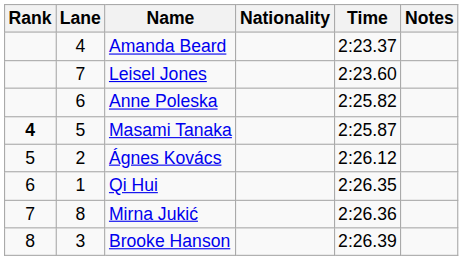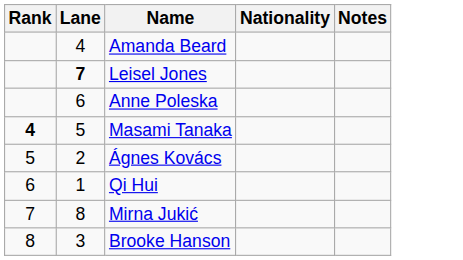- column: (367, 18)
(80, 74) normal -> (80, 74) bold
